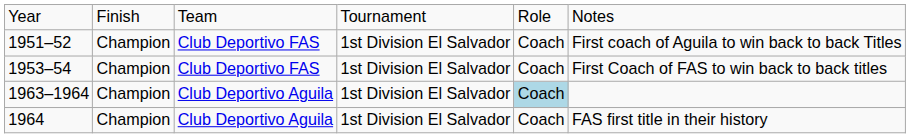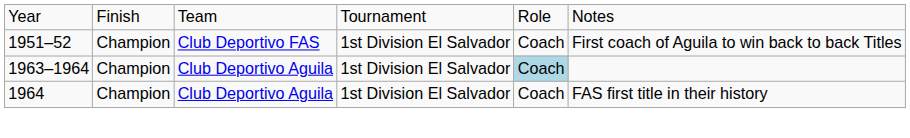- row: (40, 68)
